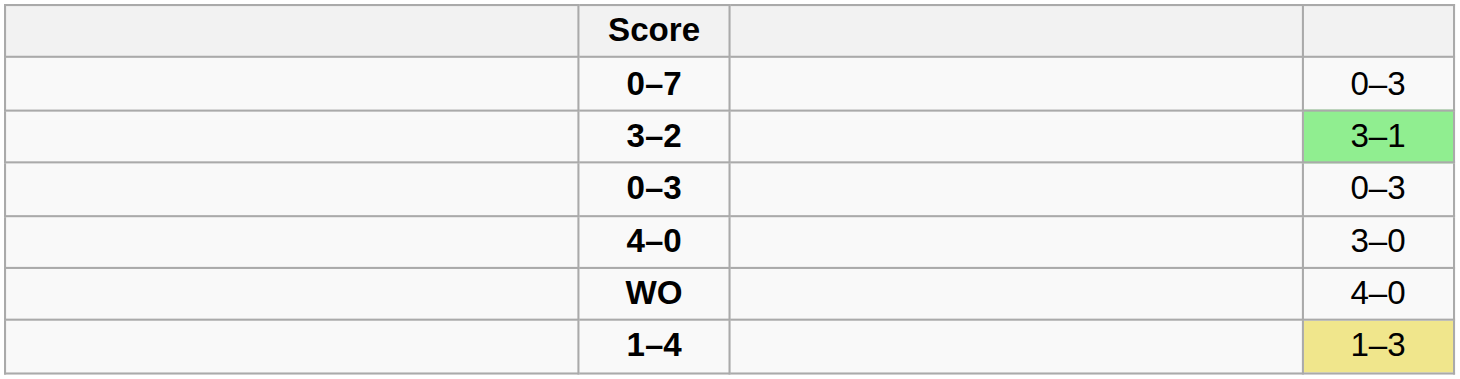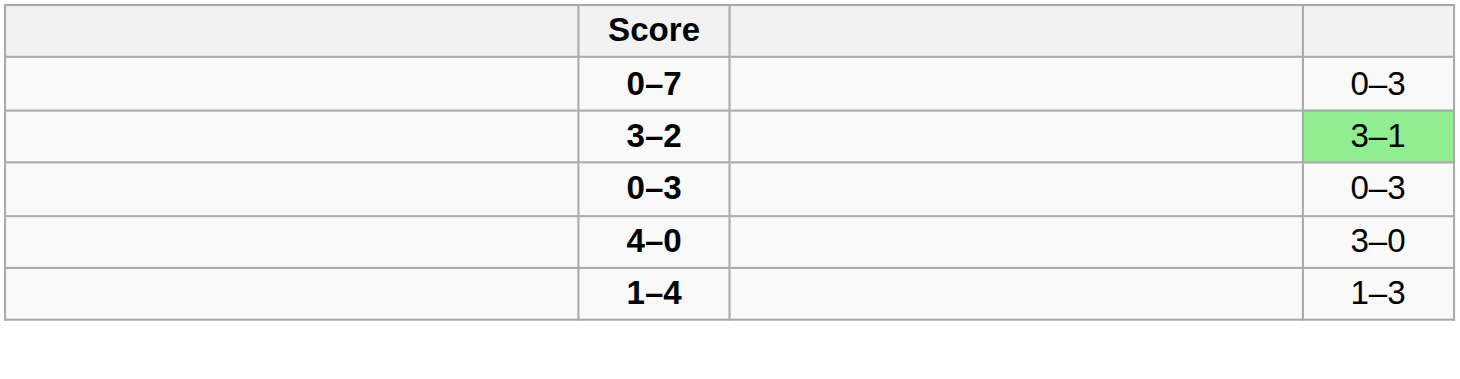- row: (654, 293)
(1378, 345) khaki background -> (1378, 293) no background
